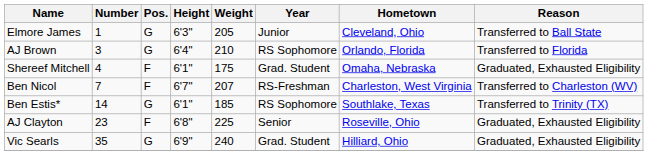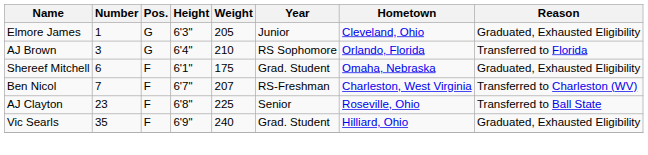(539, 31) Transferred to Ball State -> (559, 31) Graduated, Exhausted Eligibility
(98, 68) 4 -> (98, 68) 6
- row: (34, 104)
(559, 123) Graduated, Exhausted Eligibility -> (539, 104) Transferred to Ball State
(148, 141) G -> (147, 123) F
